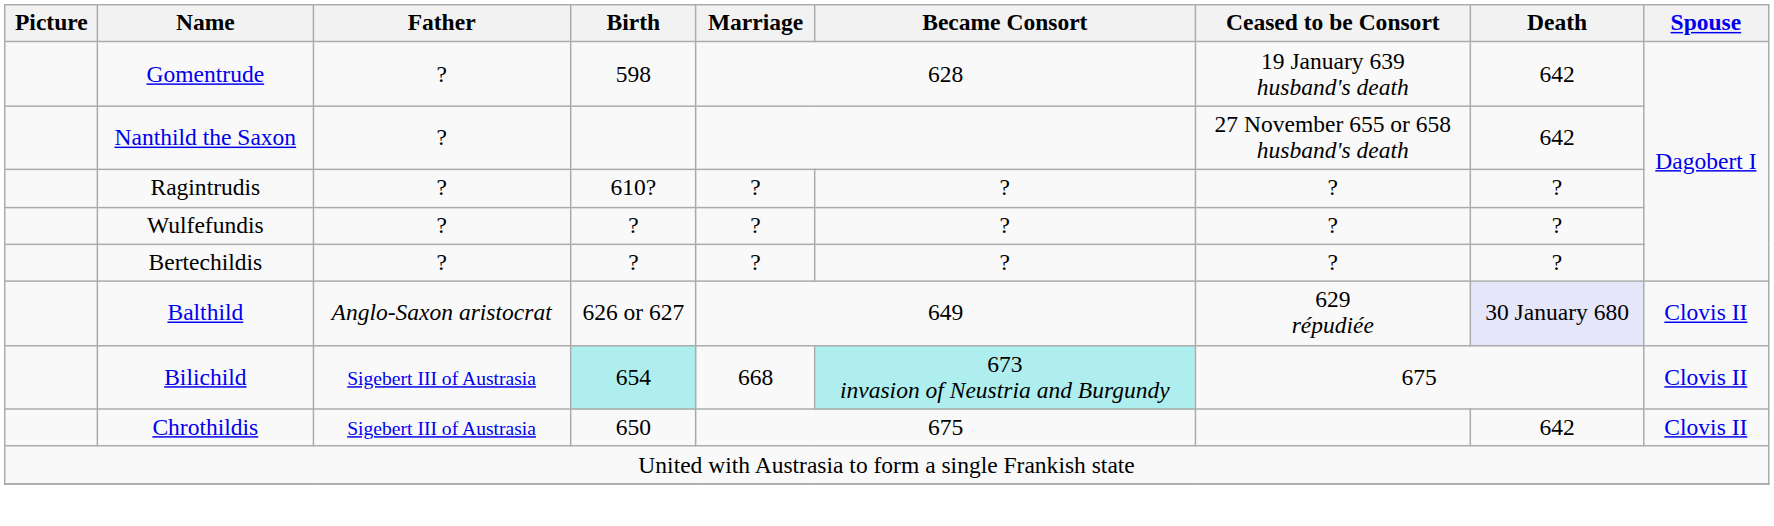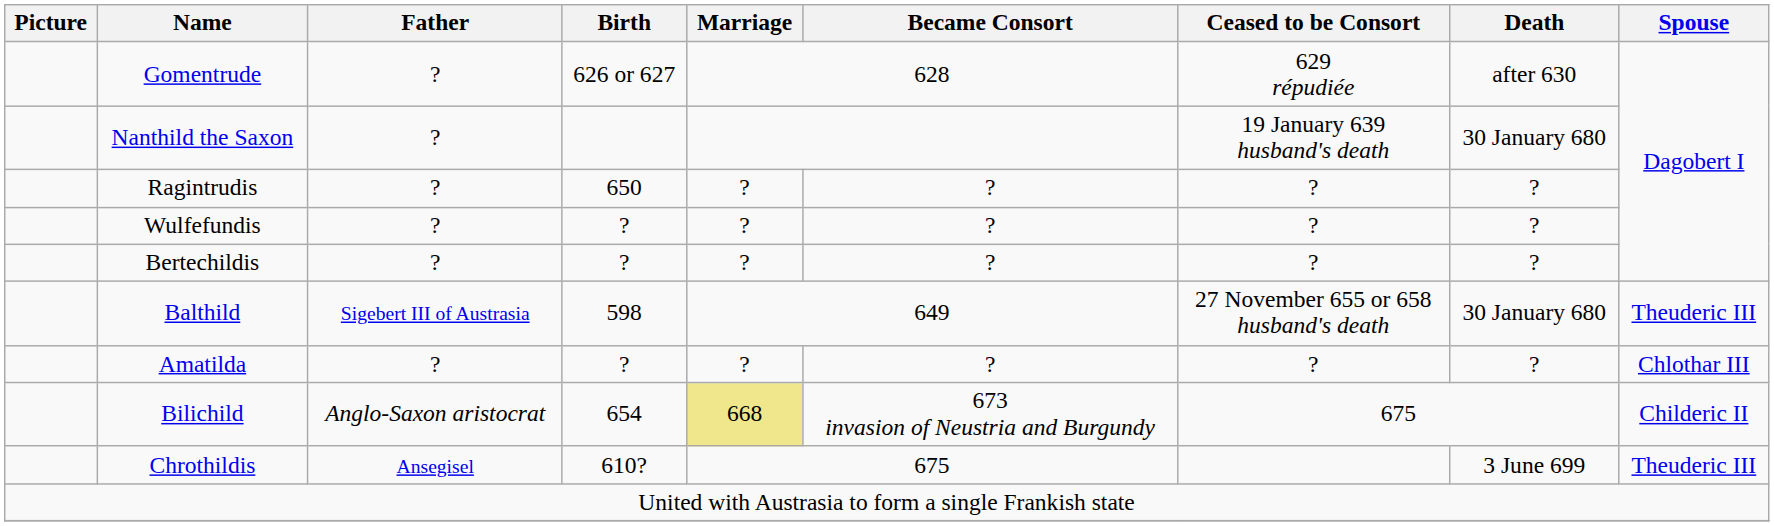(633, 73) 598 -> (624, 73) 626 or 627
(1333, 73) 19 January 639 husband's death -> (1313, 73) 629 répudiée
(1557, 73) 642 -> (1534, 73) after 630
(1333, 137) 27 November 655 or 658 husband's death -> (1313, 137) 19 January 639 husband's death
(1557, 137) 642 -> (1534, 137) 30 January 680
(633, 187) 610? -> (624, 187) 650
(442, 313) Anglo-Saxon aristocrat -> (435, 314) Sigebert III of Austrasia
(633, 313) 626 or 627 -> (624, 313) 598
(1333, 313) 629 répudiée -> (1313, 313) 27 November 655 or 658 husband's death
(1557, 313) lavender background -> (1534, 313) no background
(1706, 313) Clovis II -> (1694, 313) Theuderic III
+ row: (202, 363)
(442, 378) Sigebert III of Austrasia -> (435, 414) Anglo-Saxon aristocrat
(633, 376) paleturquoise background -> (624, 414) no background
(756, 376) no background -> (745, 414) khaki background
(1005, 376) paleturquoise background -> (990, 414) no background
(1706, 376) Clovis II -> (1694, 414) Childeric II
(442, 428) Sigebert III of Austrasia -> (435, 466) Ansegisel
(633, 427) 650 -> (624, 464) 610?
(1557, 427) 642 -> (1534, 464) 3 June 699
(1706, 427) Clovis II -> (1694, 464) Theuderic III
